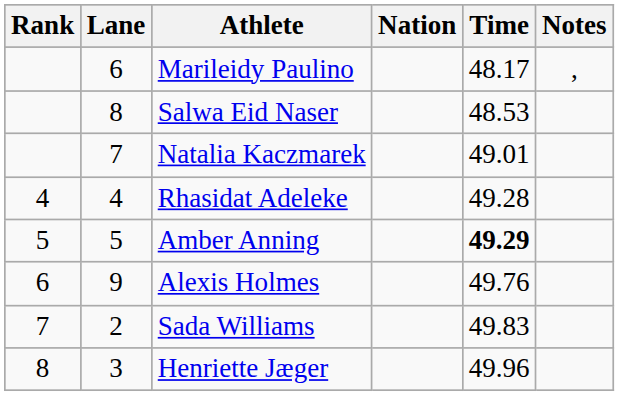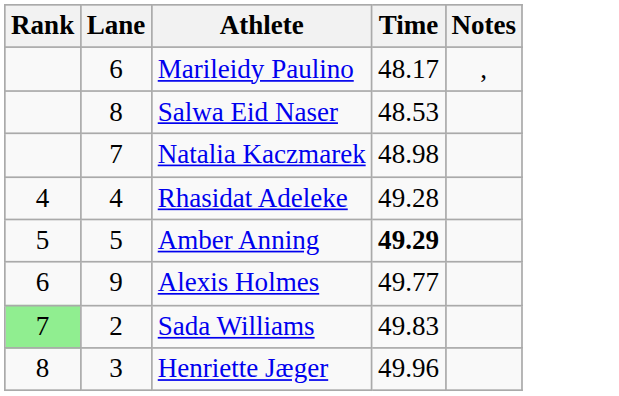- column: (417, 25)
(499, 154) 49.01 -> (409, 154) 48.98
(499, 283) 49.76 -> (409, 283) 49.77
(43, 326) no background -> (43, 326) lightgreen background
